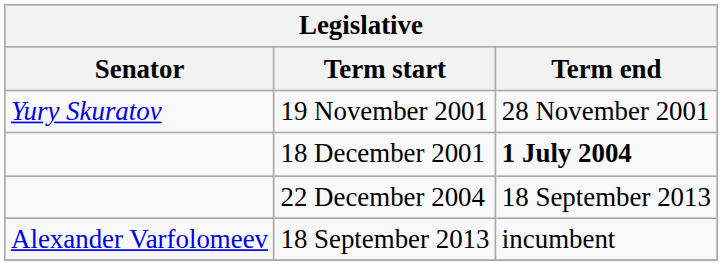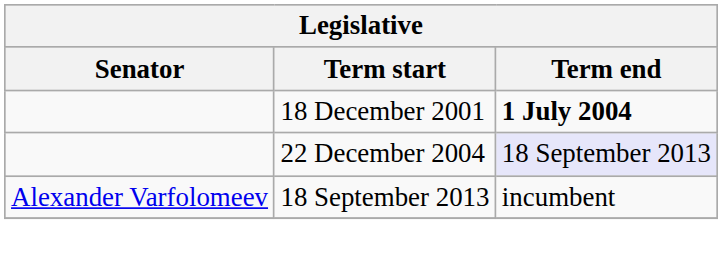- row: (384, 111)
(606, 196) no background -> (606, 153) lavender background
